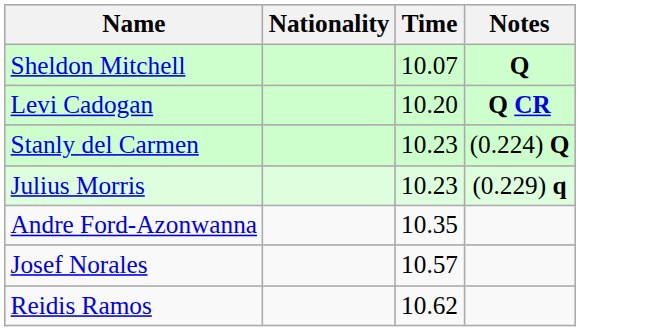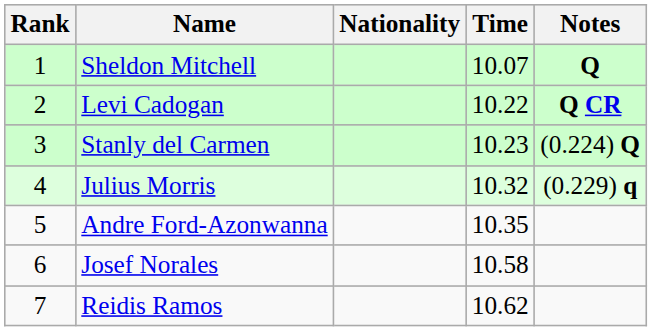+ column: (40, 24)
(430, 104) 10.20 -> (500, 104) 10.22
(430, 184) 10.23 -> (500, 184) 10.32
(430, 265) 10.57 -> (500, 265) 10.58
